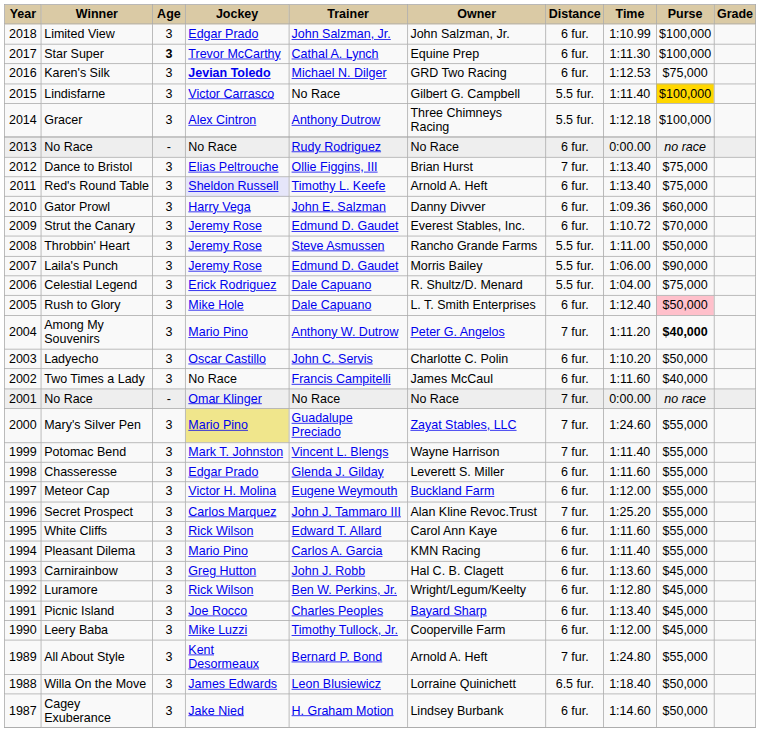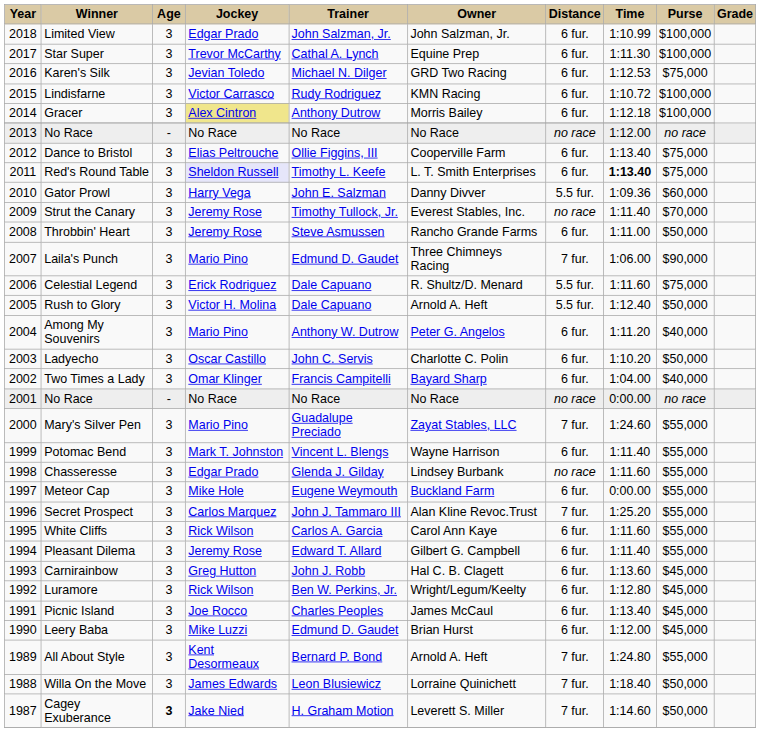(169, 53) bold -> (169, 53) normal
(229, 73) bold -> (226, 73) normal
(316, 93) No Race -> (336, 93) Rudy Rodriguez
(465, 93) Gilbert G. Campbell -> (445, 93) KMN Racing
(575, 93) 5.5 fur. -> (575, 93) 6 fur.
(630, 93) 1:11.40 -> (630, 93) 1:10.72
(685, 93) gold background -> (685, 93) no background
(222, 120) no background -> (222, 113) khaki background
(456, 120) Three Chimneys Racing -> (446, 113) Morris Bailey
(575, 120) 5.5 fur. -> (575, 113) 6 fur.
(336, 147) Rudy Rodriguez -> (316, 133) No Race
(575, 147) 6 fur. -> (575, 133) no race
(630, 147) 0:00.00 -> (630, 133) 1:12.00
(442, 166) Brian Hurst -> (458, 152) Cooperville Farm
(575, 166) 7 fur. -> (575, 152) 6 fur.
(449, 186) Arnold A. Heft -> (473, 172) L. T. Smith Enterprises
(630, 186) normal -> (630, 172) bold
(575, 206) 6 fur. -> (575, 192) 5.5 fur.
(345, 226) Edmund D. Gaudet -> (345, 212) Timothy Tullock, Jr.
(575, 226) 6 fur. -> (575, 212) no race
(630, 226) 1:10.72 -> (630, 212) 1:11.40
(575, 246) 5.5 fur. -> (575, 232) 6 fur.
(225, 265) Jeremy Rose -> (218, 258) Mario Pino
(446, 265) Morris Bailey -> (456, 258) Three Chimneys Racing
(575, 265) 5.5 fur. -> (575, 258) 7 fur.
(630, 285) 1:04.00 -> (630, 285) 1:11.60
(216, 305) Mike Hole -> (232, 305) Victor H. Molina
(473, 305) L. T. Smith Enterprises -> (449, 305) Arnold A. Heft
(575, 305) 6 fur. -> (575, 305) 5.5 fur.
(685, 305) pink background -> (685, 305) no background
(575, 332) 7 fur. -> (575, 332) 6 fur.
(685, 332) bold -> (685, 332) normal
(213, 378) No Race -> (225, 378) Omar Klinger
(452, 378) James McCaul -> (449, 378) Bayard Sharp
(630, 378) 1:11.60 -> (630, 378) 1:04.00
(225, 398) Omar Klinger -> (213, 398) No Race
(575, 398) 7 fur. -> (575, 398) no race
(218, 425) khaki background -> (218, 425) no background
(575, 452) 7 fur. -> (575, 452) 6 fur.
(457, 472) Leverett S. Miller -> (457, 472) Lindsey Burbank
(575, 472) 6 fur. -> (575, 472) no race
(232, 491) Victor H. Molina -> (216, 491) Mike Hole
(630, 491) 1:12.00 -> (630, 491) 0:00.00
(337, 531) Edward T. Allard -> (337, 531) Carlos A. Garcia
(218, 551) Mario Pino -> (225, 551) Jeremy Rose
(337, 551) Carlos A. Garcia -> (337, 551) Edward T. Allard
(445, 551) KMN Racing -> (465, 551) Gilbert G. Campbell
(449, 610) Bayard Sharp -> (452, 610) James McCaul
(345, 630) Timothy Tullock, Jr. -> (345, 630) Edmund D. Gaudet
(458, 630) Cooperville Farm -> (442, 630) Brian Hurst
(575, 684) 6.5 fur. -> (575, 684) 7 fur.
(169, 710) normal -> (169, 710) bold
(457, 710) Lindsey Burbank -> (457, 710) Leverett S. Miller
(575, 710) 6 fur. -> (575, 710) 7 fur.
